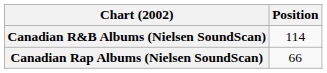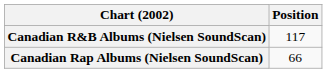(295, 36) 114 -> (295, 36) 117
